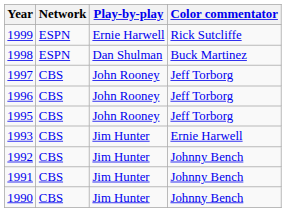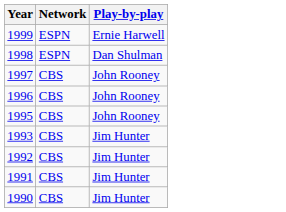- column: (224, 14)
